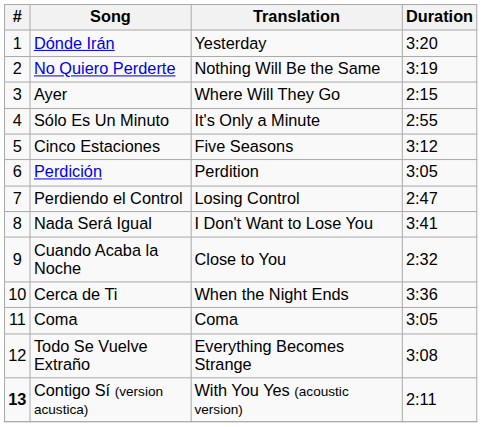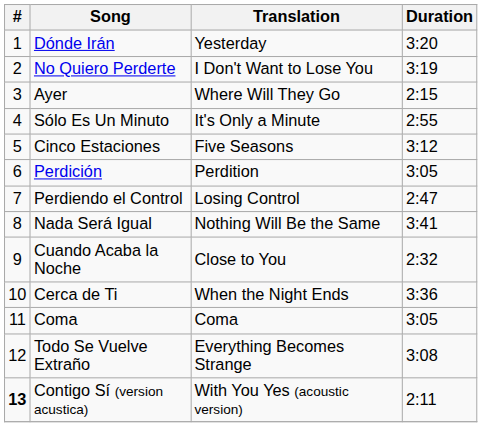(287, 69) Nothing Will Be the Same -> (284, 69) I Don't Want to Lose You
(284, 224) I Don't Want to Lose You -> (287, 224) Nothing Will Be the Same
